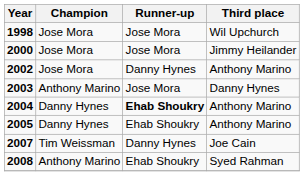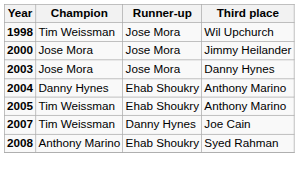(66, 32) Jose Mora -> (77, 32) Tim Weissman
- row: (20, 69)
(79, 87) Anthony Marino -> (66, 69) Jose Mora
(165, 106) bold -> (162, 87) normal
(73, 124) Danny Hynes -> (77, 106) Tim Weissman
